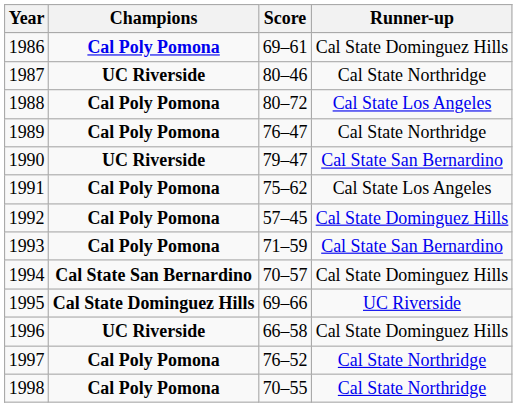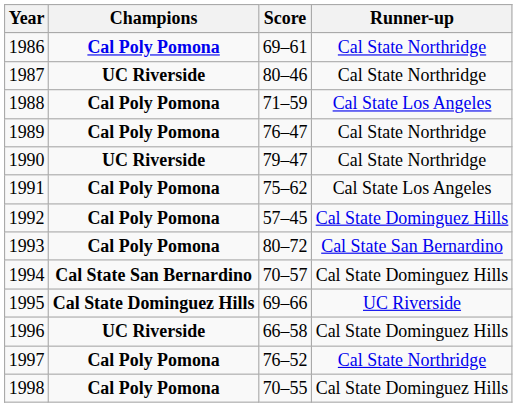(412, 47) Cal State Dominguez Hills -> (412, 47) Cal State Northridge
(285, 103) 80–72 -> (285, 103) 71–59
(412, 160) Cal State San Bernardino -> (412, 160) Cal State Northridge
(285, 246) 71–59 -> (285, 246) 80–72
(412, 388) Cal State Northridge -> (412, 388) Cal State Dominguez Hills
